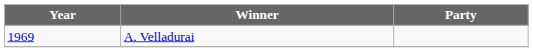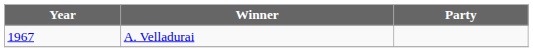(21, 36) 1969 -> (21, 36) 1967
